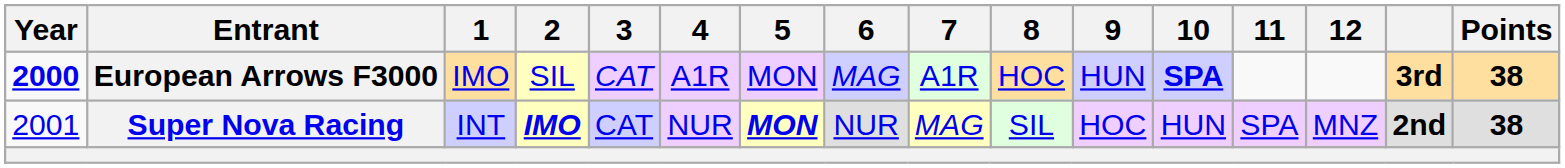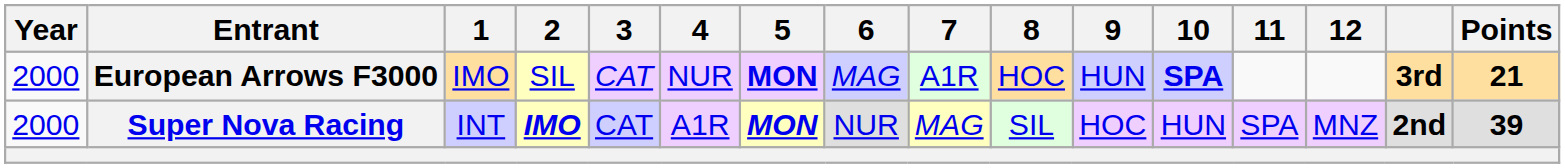(46, 76) bold -> (46, 76) normal
(700, 76) A1R -> (700, 76) NUR
(782, 76) normal -> (782, 76) bold
(1507, 76) 38 -> (1507, 76) 21
(46, 124) 2001 -> (46, 124) 2000
(700, 124) NUR -> (700, 124) A1R
(1507, 124) 38 -> (1507, 124) 39
